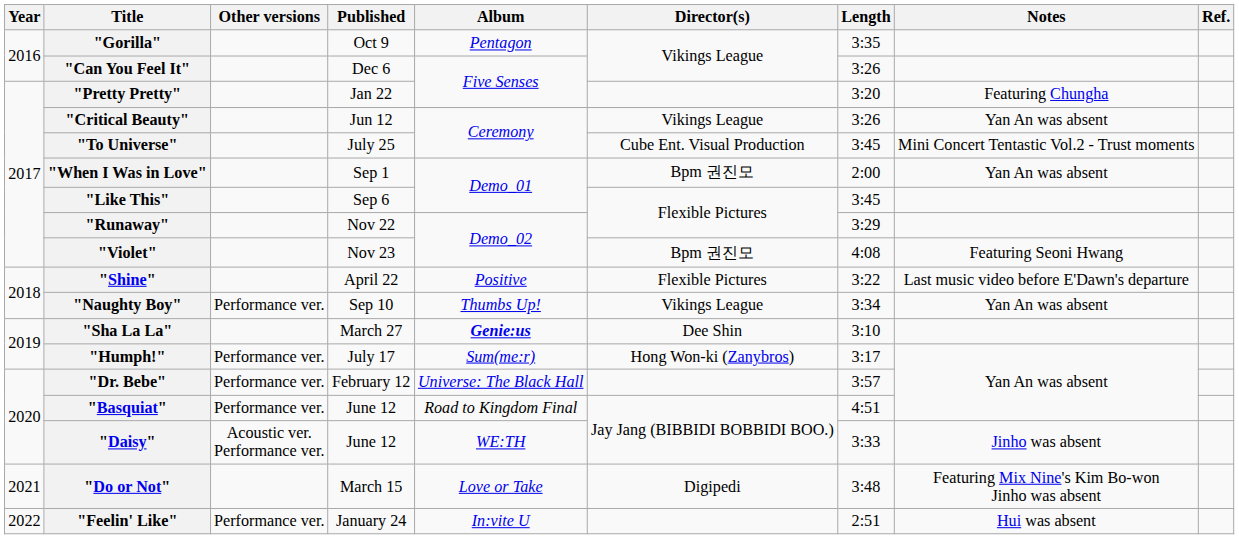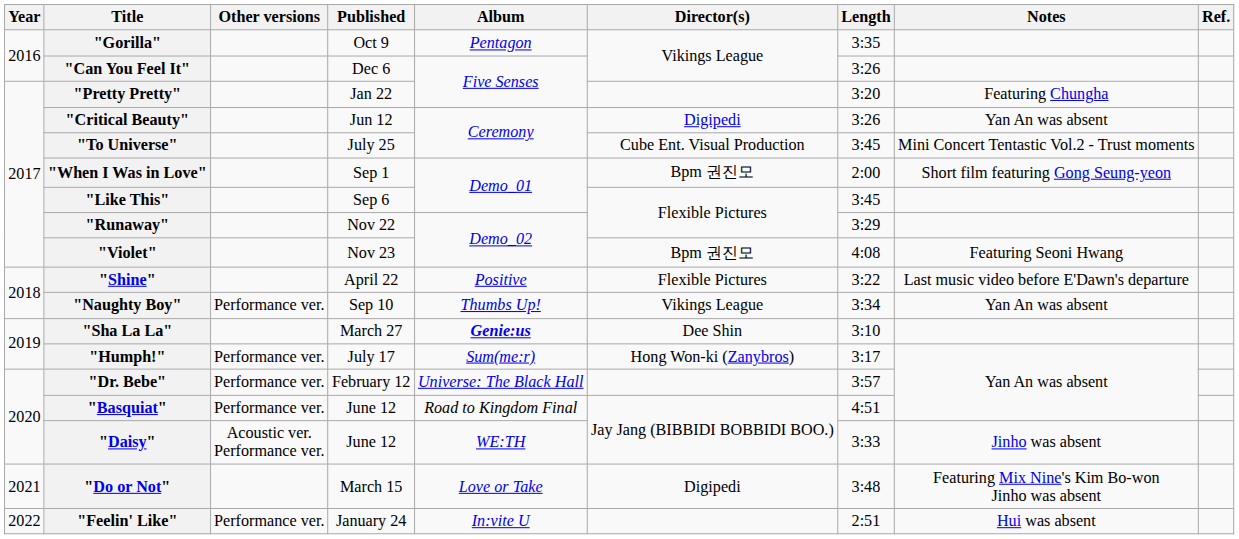(712, 119) Vikings League -> (712, 119) Digipedi
(1046, 172) Yan An was absent -> (1046, 172) Short film featuring Gong Seung-yeon
